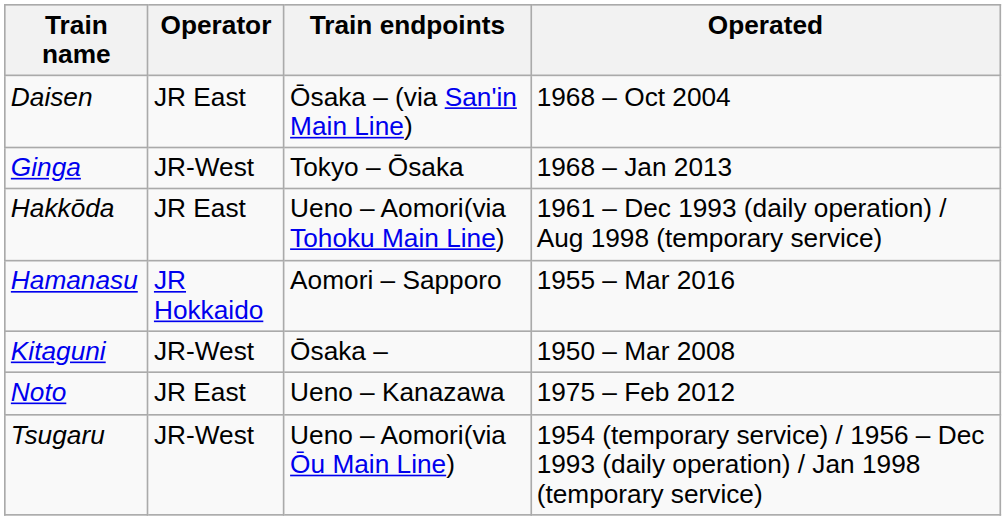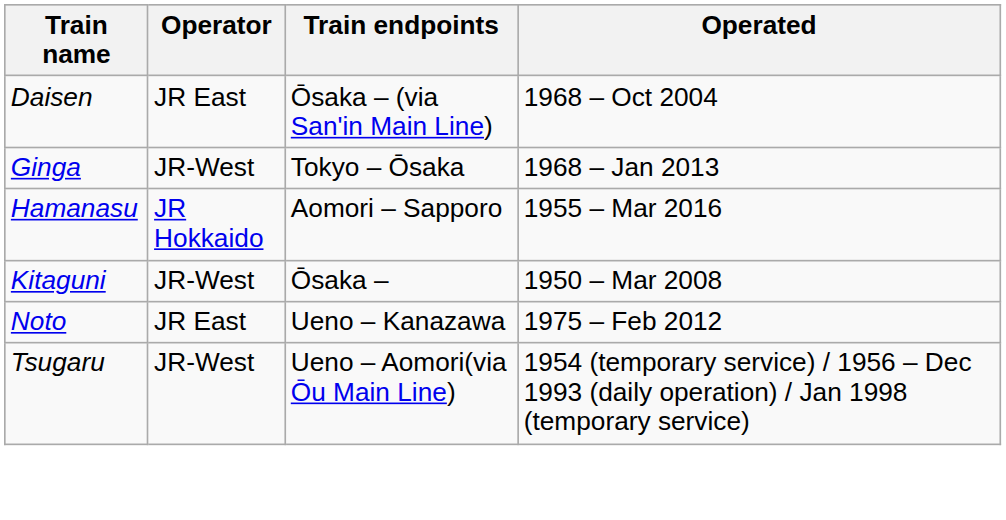- row: (63, 209)
